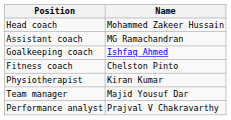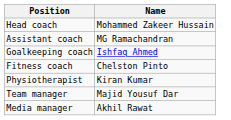- row: (55, 108)
+ row: (39, 108)
